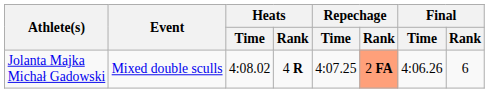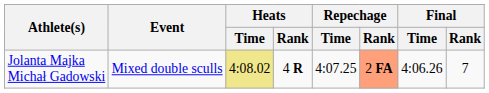(250, 69) no background -> (250, 69) khaki background
(465, 69) 6 -> (465, 69) 7
